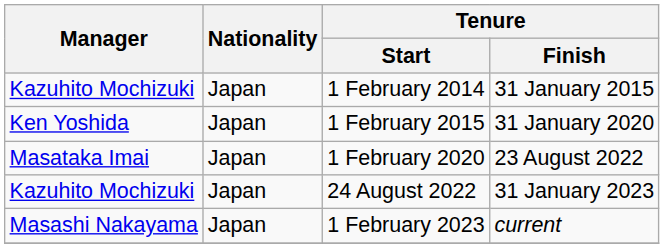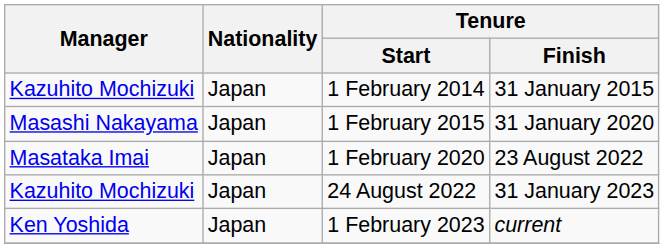(69, 123) Ken Yoshida -> (104, 123) Masashi Nakayama
(104, 225) Masashi Nakayama -> (69, 225) Ken Yoshida
